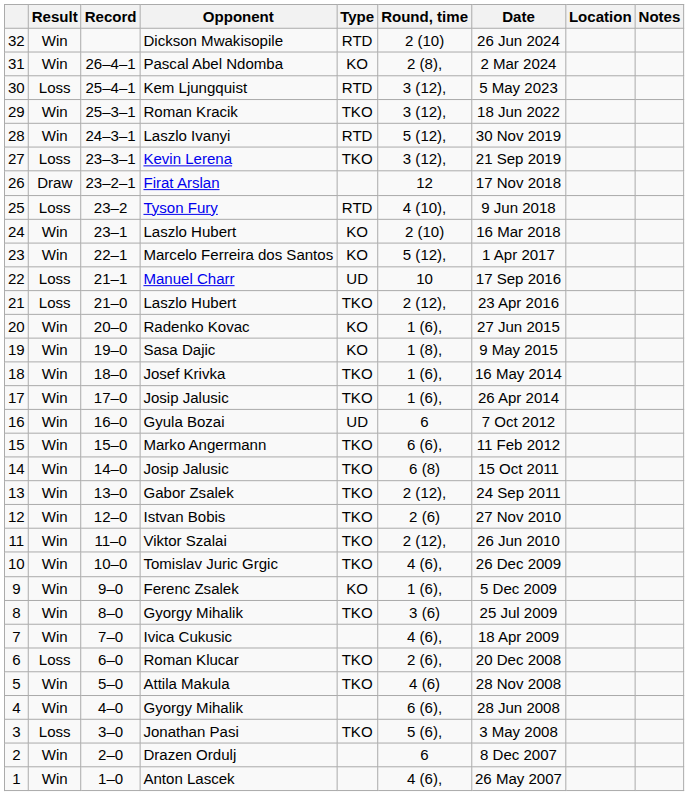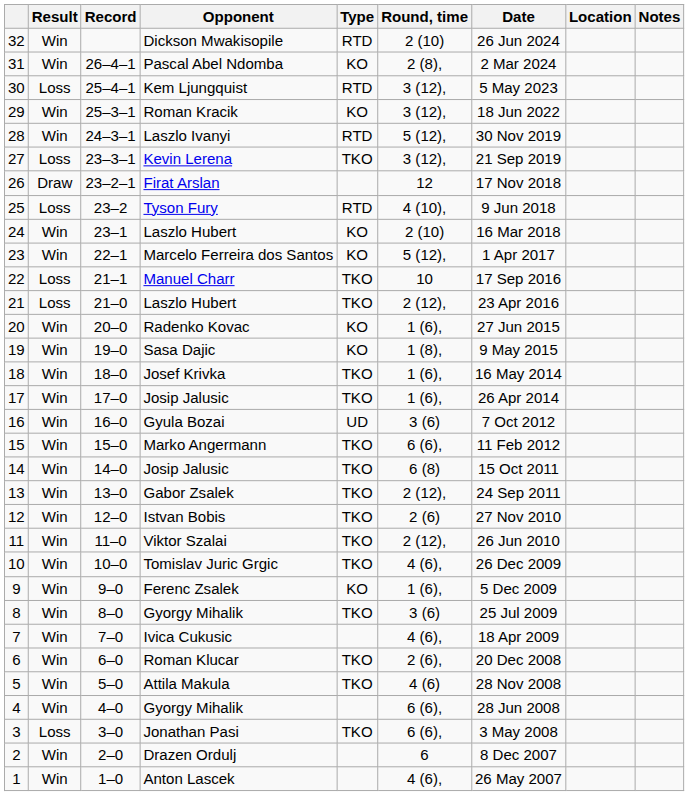(357, 112) TKO -> (357, 112) KO
(357, 279) UD -> (357, 279) TKO
(425, 422) 6 -> (425, 422) 3 (6)
(55, 660) Loss -> (55, 660) Win
(425, 731) 5 (6), -> (425, 731) 6 (6),
